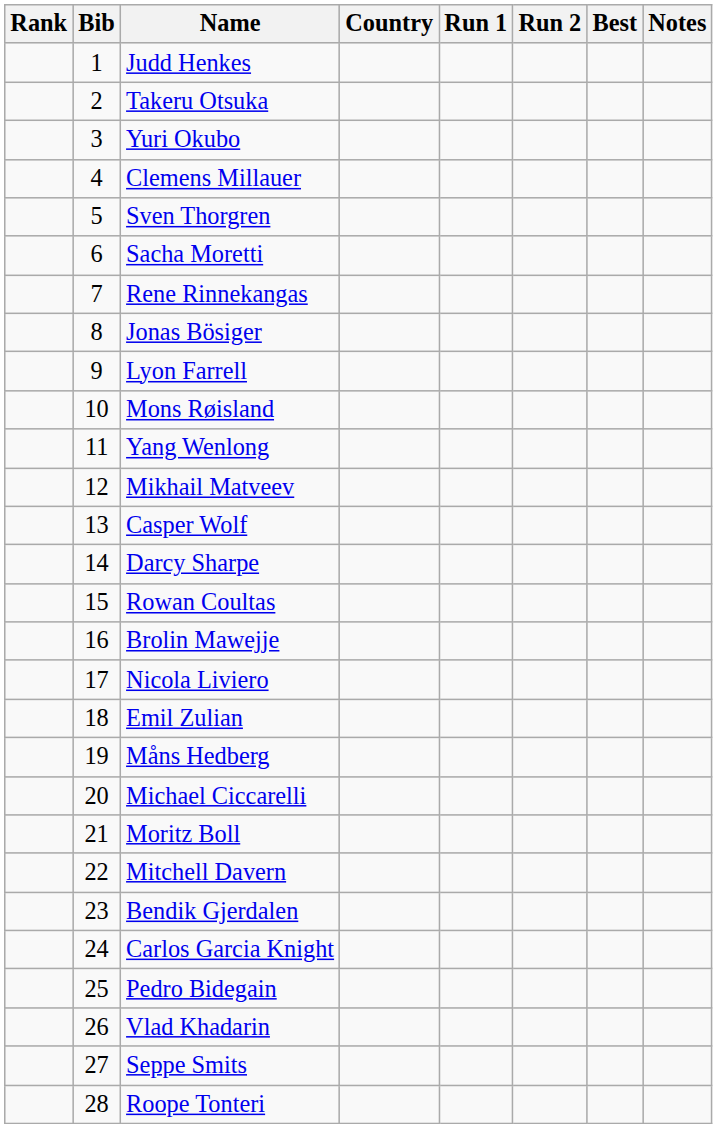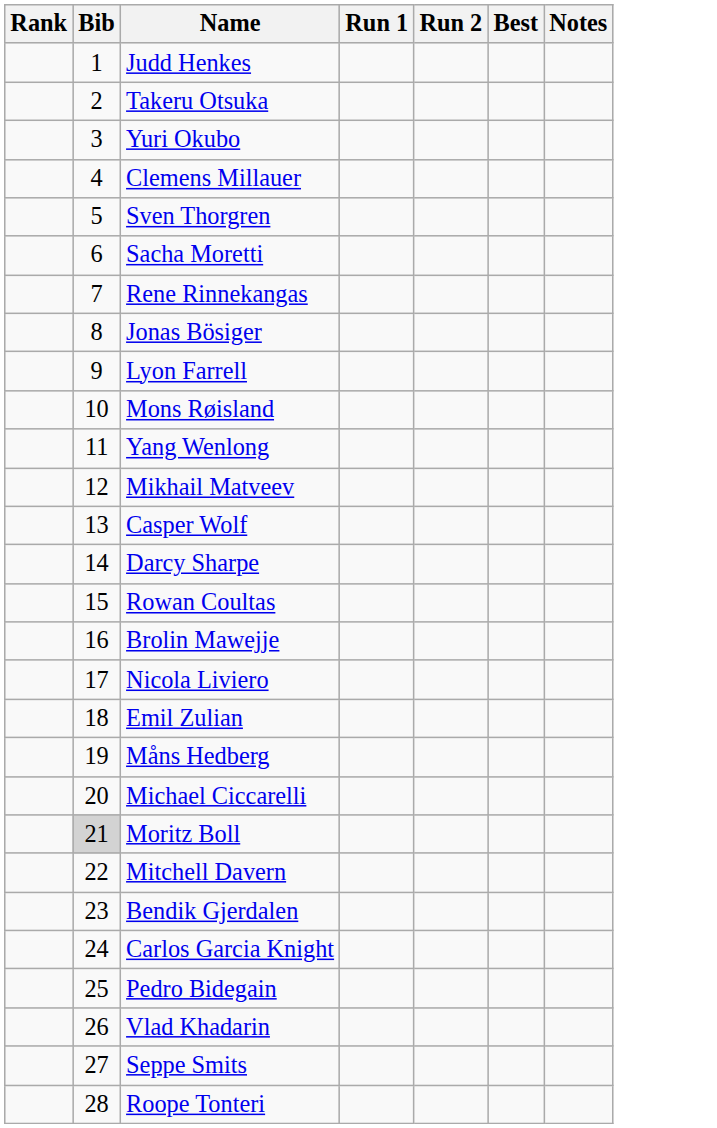- column: (389, 23)
(97, 833) no background -> (97, 833) lightgrey background
